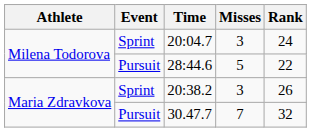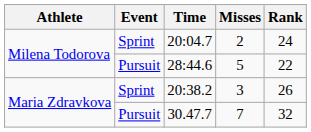(240, 41) 3 -> (240, 41) 2
